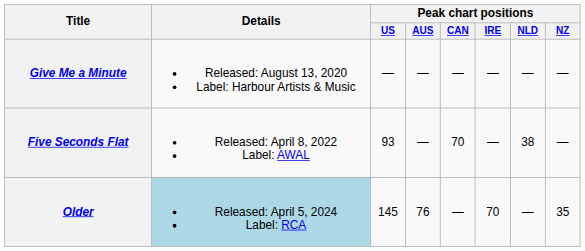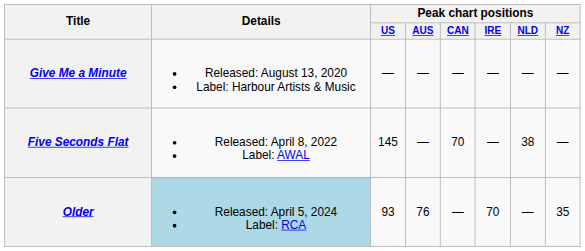(388, 142) 93 -> (388, 142) 145
(388, 211) 145 -> (388, 211) 93
